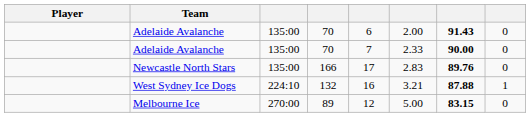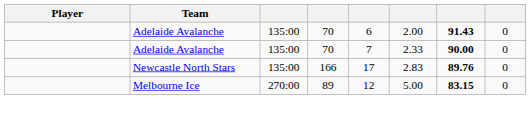- row: (184, 85)
